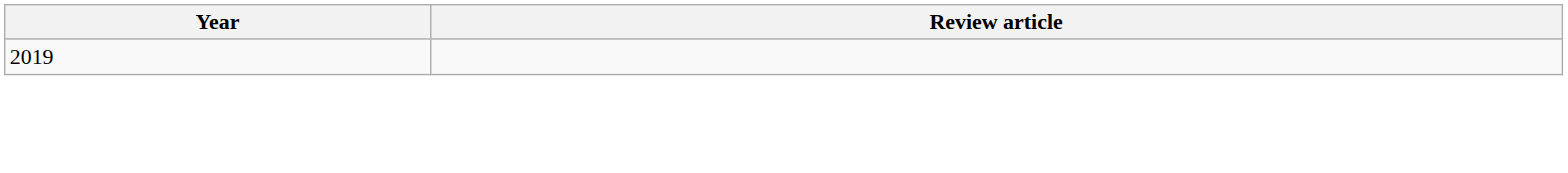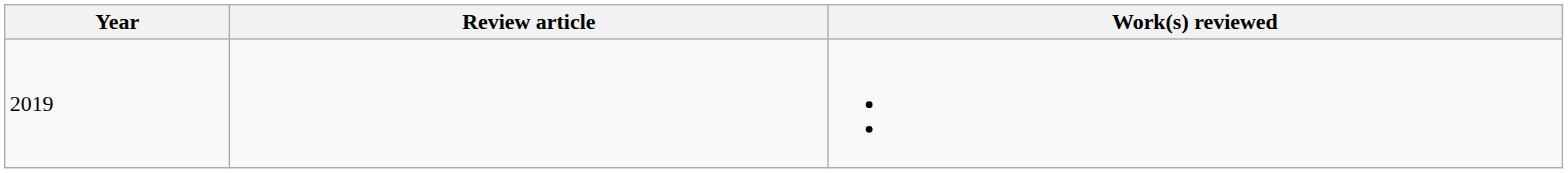+ column: (1195, 21)
